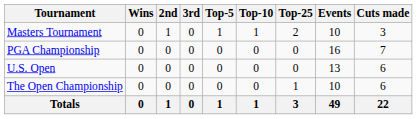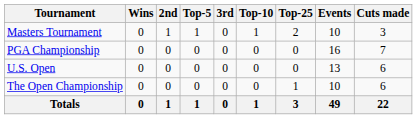columns swapped: (191, 13) <-> (220, 13)
